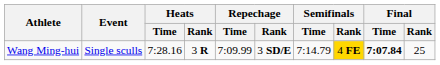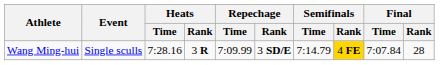(384, 50) bold -> (384, 50) normal
(419, 50) 25 -> (419, 50) 28
